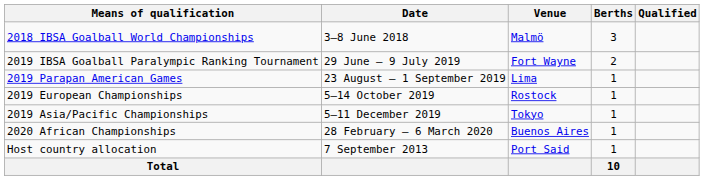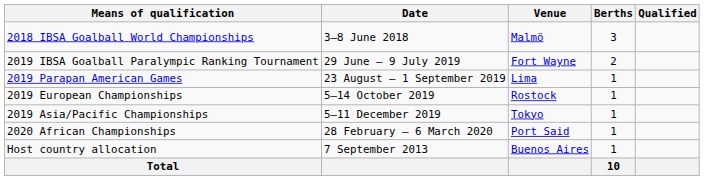(550, 131) Buenos Aires -> (540, 131) Port Said
(540, 149) Port Said -> (550, 149) Buenos Aires
